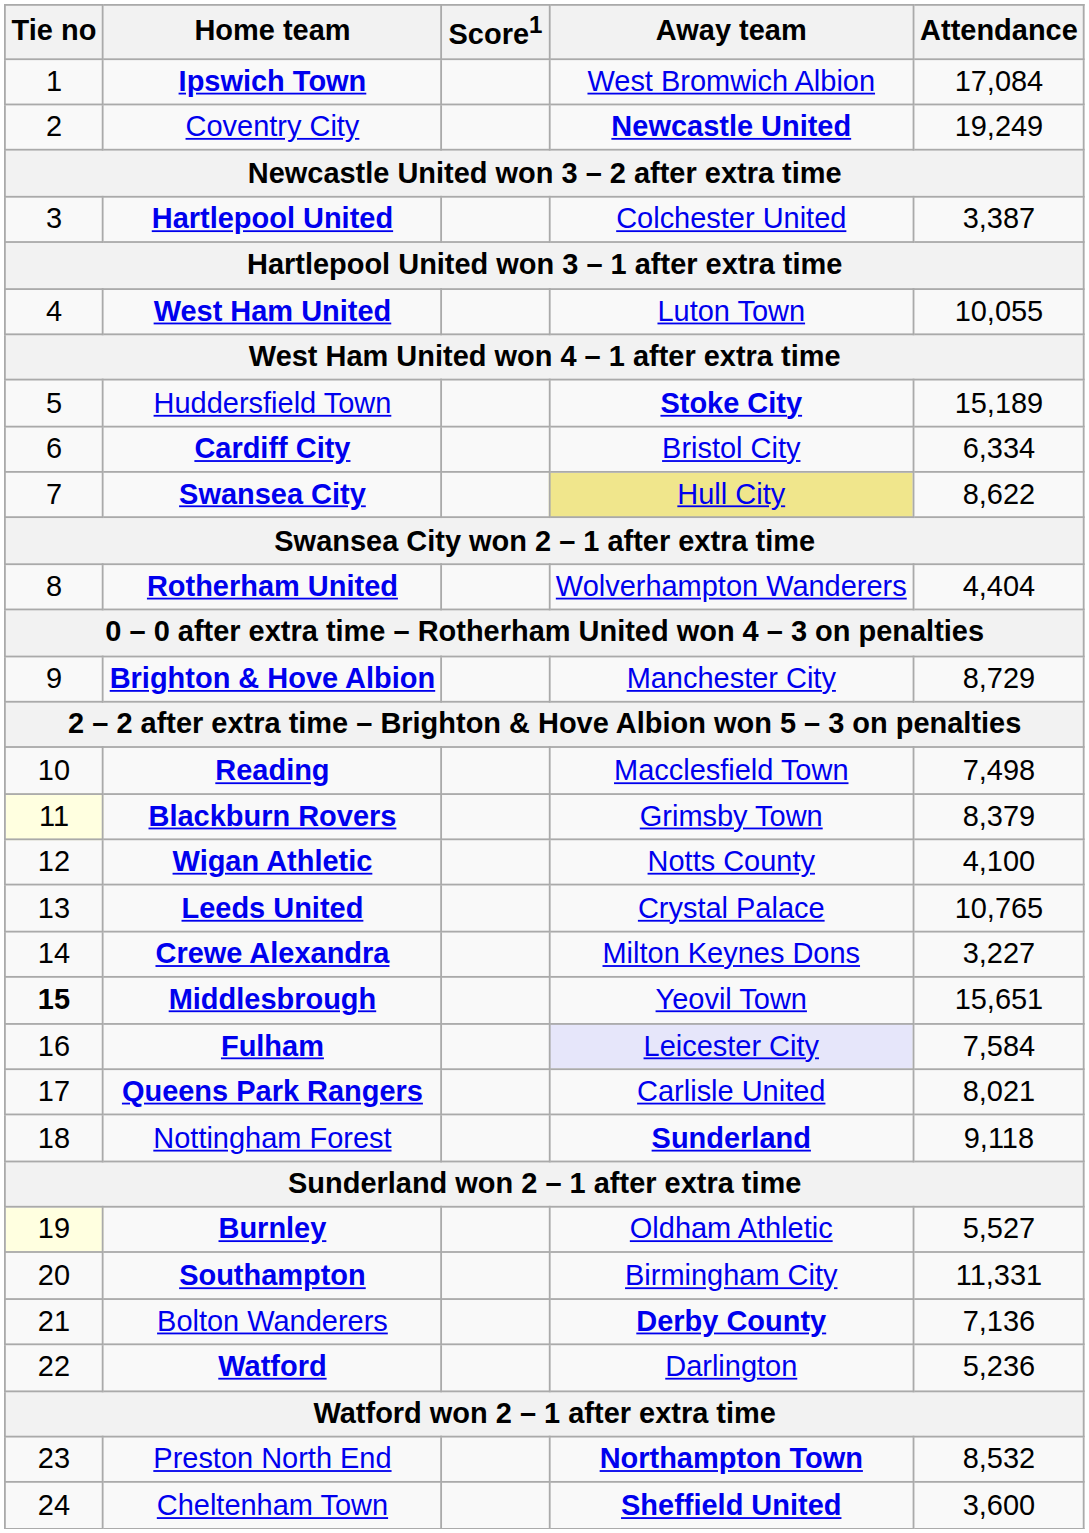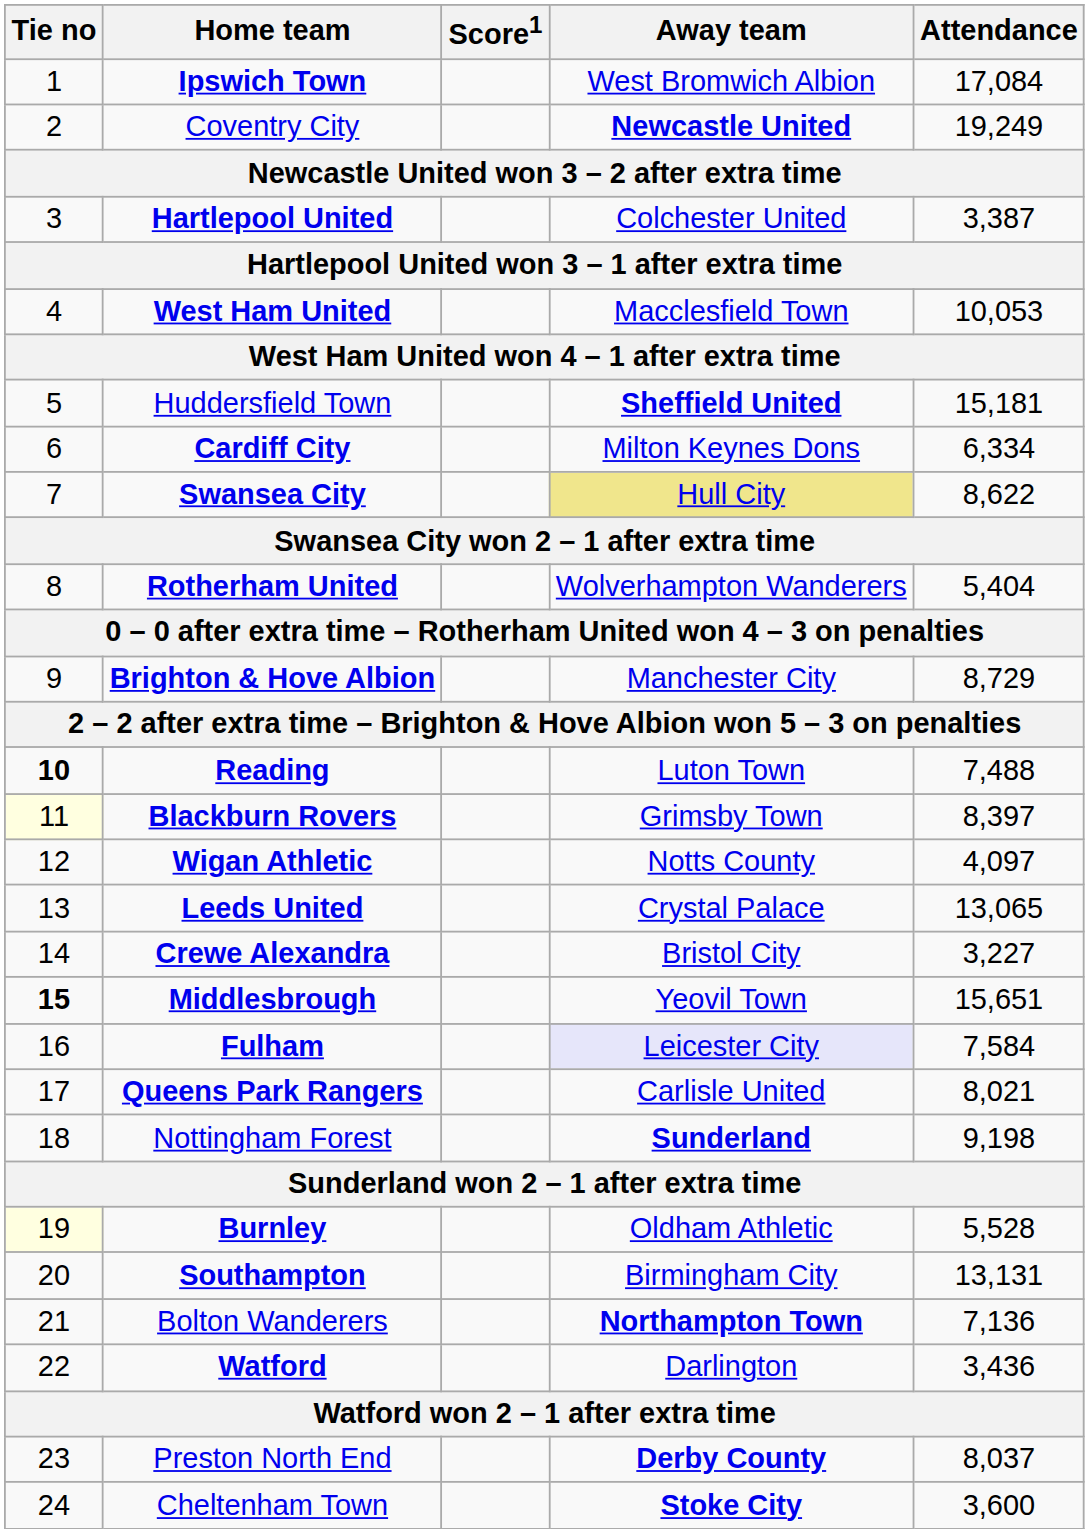(731, 310) Luton Town -> (731, 310) Macclesfield Town
(999, 310) 10,055 -> (999, 310) 10,053
(731, 402) Stoke City -> (731, 402) Sheffield United
(999, 402) 15,189 -> (999, 402) 15,181
(731, 448) Bristol City -> (731, 448) Milton Keynes Dons
(999, 586) 4,404 -> (999, 586) 5,404
(54, 770) normal -> (54, 770) bold
(731, 770) Macclesfield Town -> (731, 770) Luton Town
(999, 770) 7,498 -> (999, 770) 7,488
(999, 816) 8,379 -> (999, 816) 8,397
(999, 862) 4,100 -> (999, 862) 4,097
(999, 907) 10,765 -> (999, 907) 13,065
(731, 953) Milton Keynes Dons -> (731, 953) Bristol City
(999, 1137) 9,118 -> (999, 1137) 9,198
(999, 1229) 5,527 -> (999, 1229) 5,528
(999, 1275) 11,331 -> (999, 1275) 13,131
(731, 1321) Derby County -> (731, 1321) Northampton Town
(999, 1367) 5,236 -> (999, 1367) 3,436
(731, 1459) Northampton Town -> (731, 1459) Derby County
(999, 1459) 8,532 -> (999, 1459) 8,037
(731, 1505) Sheffield United -> (731, 1505) Stoke City
